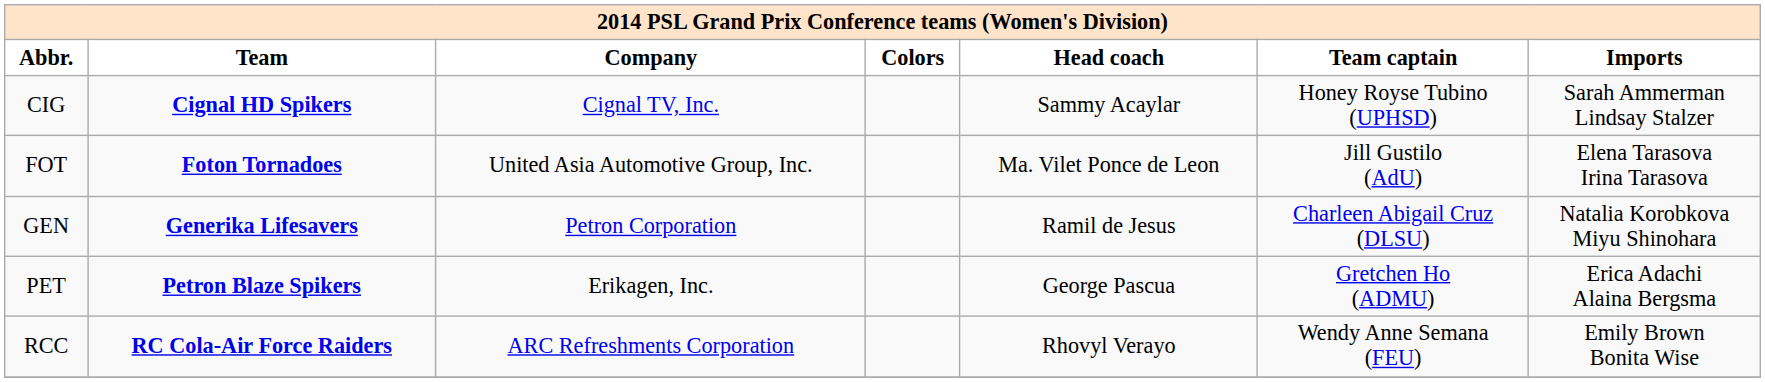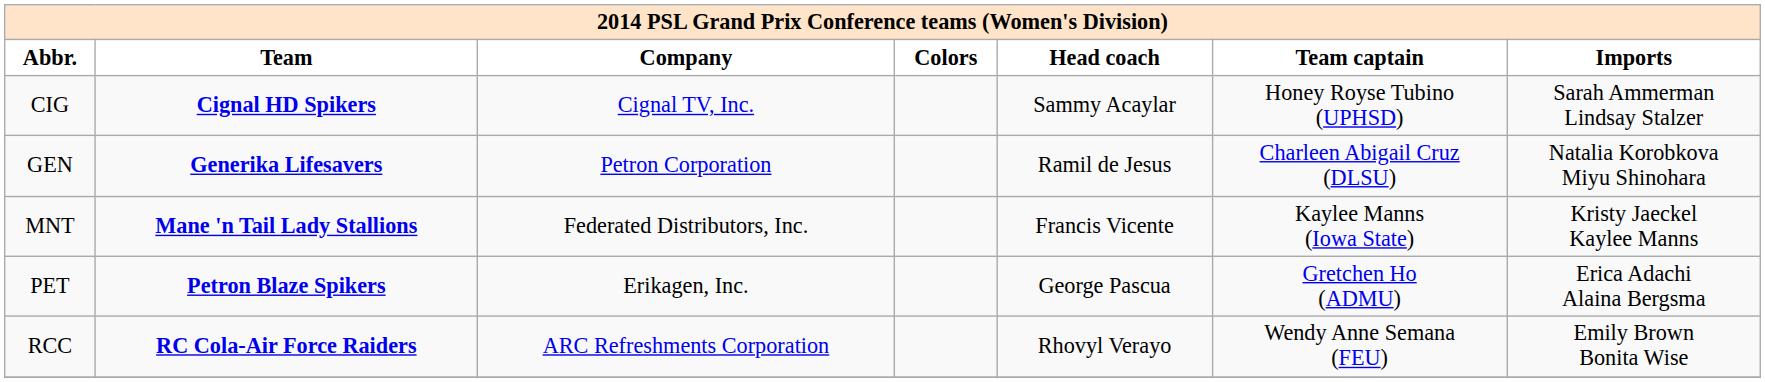- row: (46, 165)
+ row: (50, 225)
